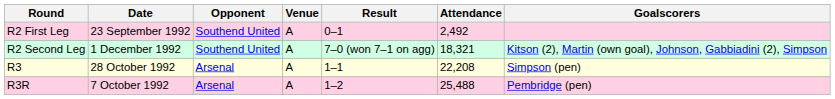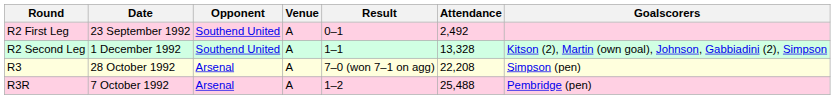(379, 49) 7–0 (won 7–1 on agg) -> (334, 49) 1–1
(457, 49) 18,321 -> (457, 49) 13,328
(334, 67) 1–1 -> (379, 67) 7–0 (won 7–1 on agg)
